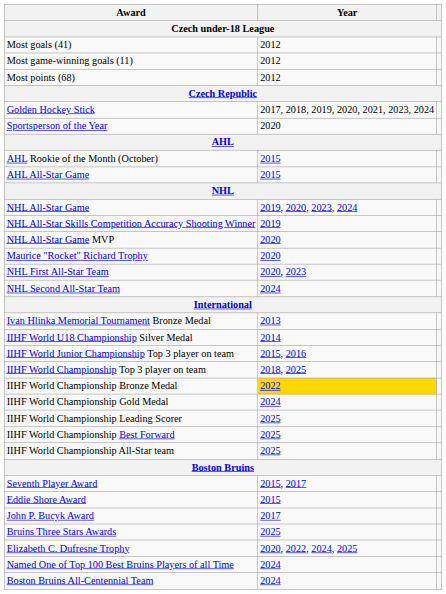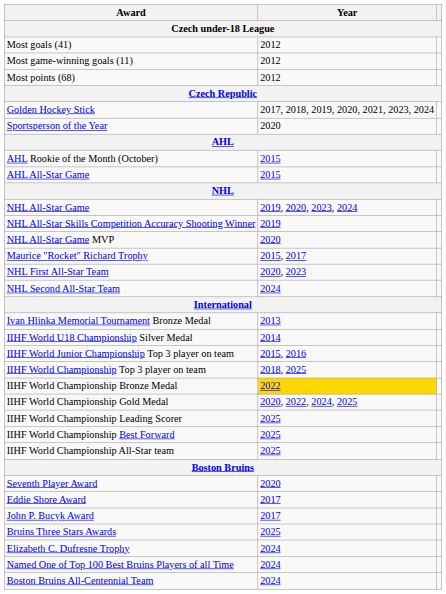(270, 256) 2020 -> (283, 256) 2015, 2017
(270, 402) 2024 -> (309, 402) 2020, 2022, 2024, 2025
(283, 483) 2015, 2017 -> (270, 483) 2020
(270, 499) 2015 -> (270, 499) 2017
(309, 548) 2020, 2022, 2024, 2025 -> (270, 548) 2024
